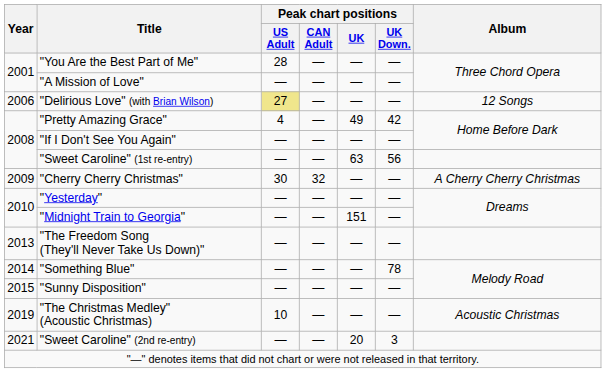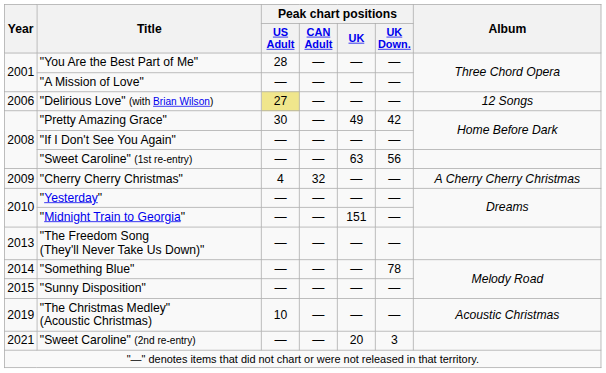(280, 120) 4 -> (280, 120) 30
(280, 178) 30 -> (280, 178) 4
